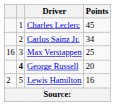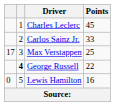(90, 38) 34 -> (90, 38) 33
(11, 52) 16 -> (11, 52) 17
(90, 66) 20 -> (90, 66) 22
(8, 80) 2 -> (8, 80) 0
